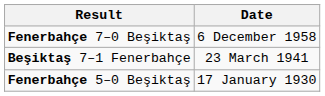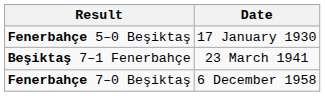rows swapped: (99, 37) <-> (99, 80)
